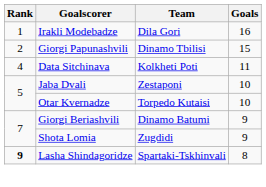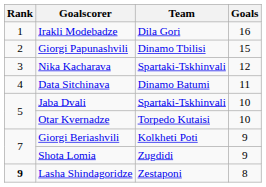+ row: (74, 66)
(168, 66) Kolkheti Poti -> (174, 84) Dinamo Batumi
(160, 84) Zestaponi -> (182, 102) Spartaki-Tskhinvali
(174, 119) Dinamo Batumi -> (168, 137) Kolkheti Poti
(182, 155) Spartaki-Tskhinvali -> (160, 173) Zestaponi
